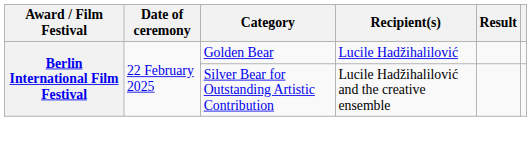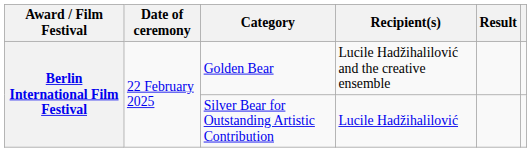(398, 52) Lucile Hadžihalilović -> (398, 68) Lucile Hadžihalilović and the creative ensemble
(398, 90) Lucile Hadžihalilović and the creative ensemble -> (398, 120) Lucile Hadžihalilović
